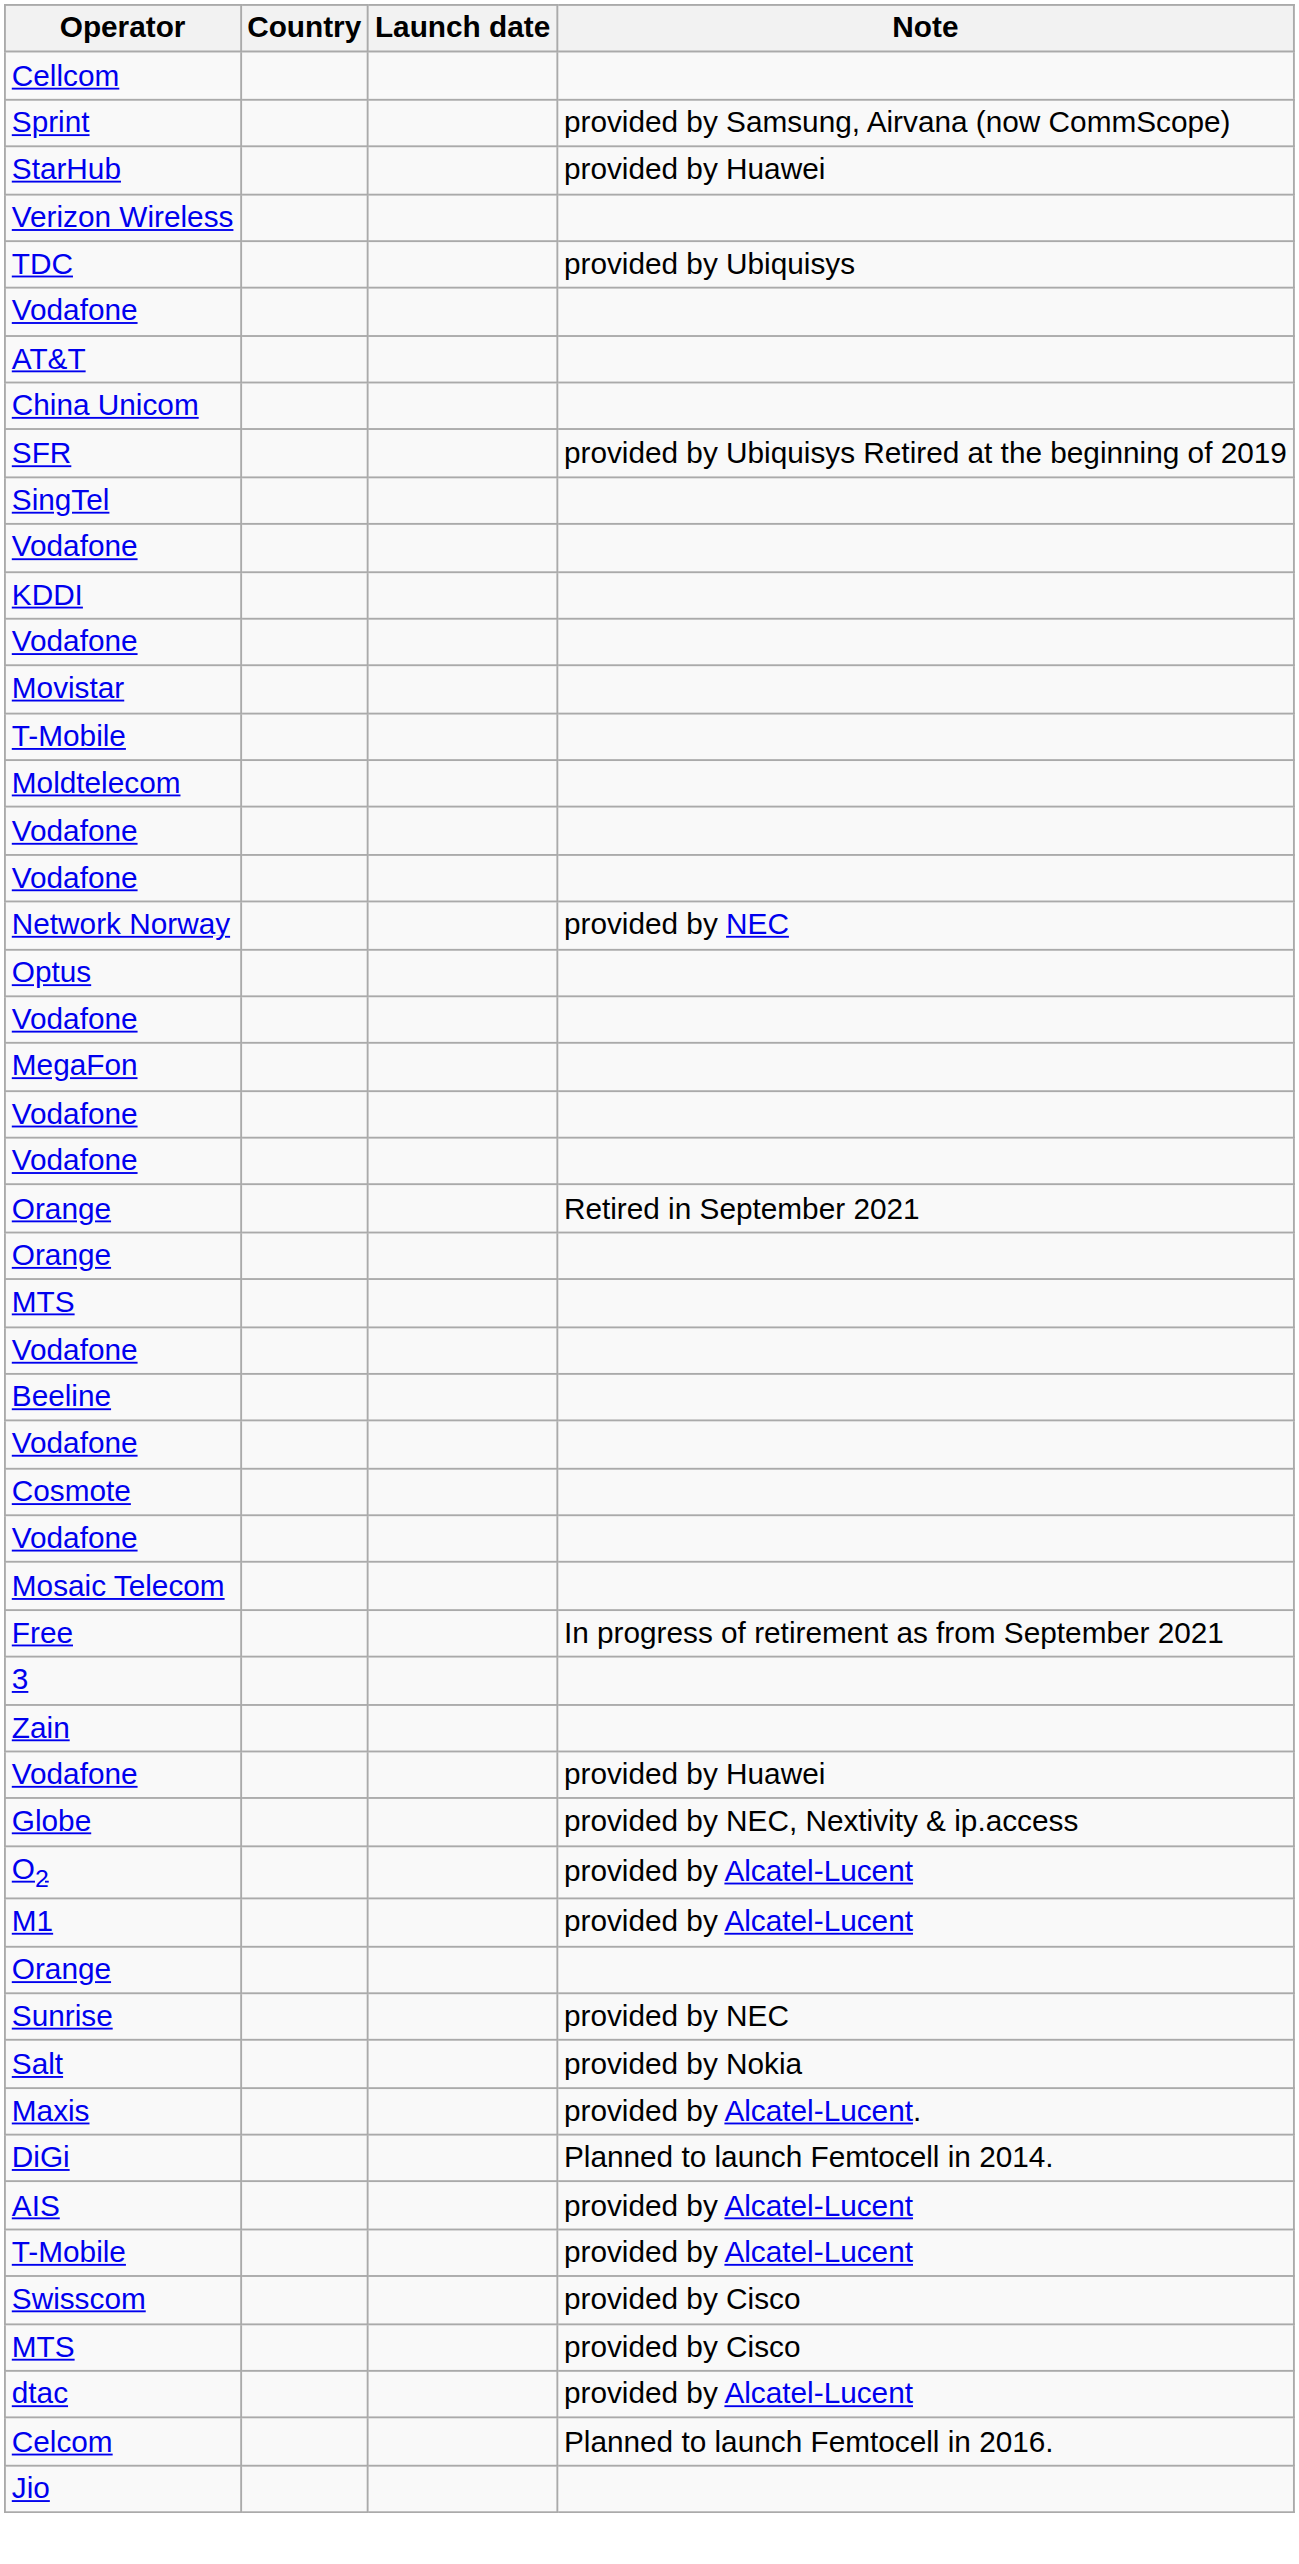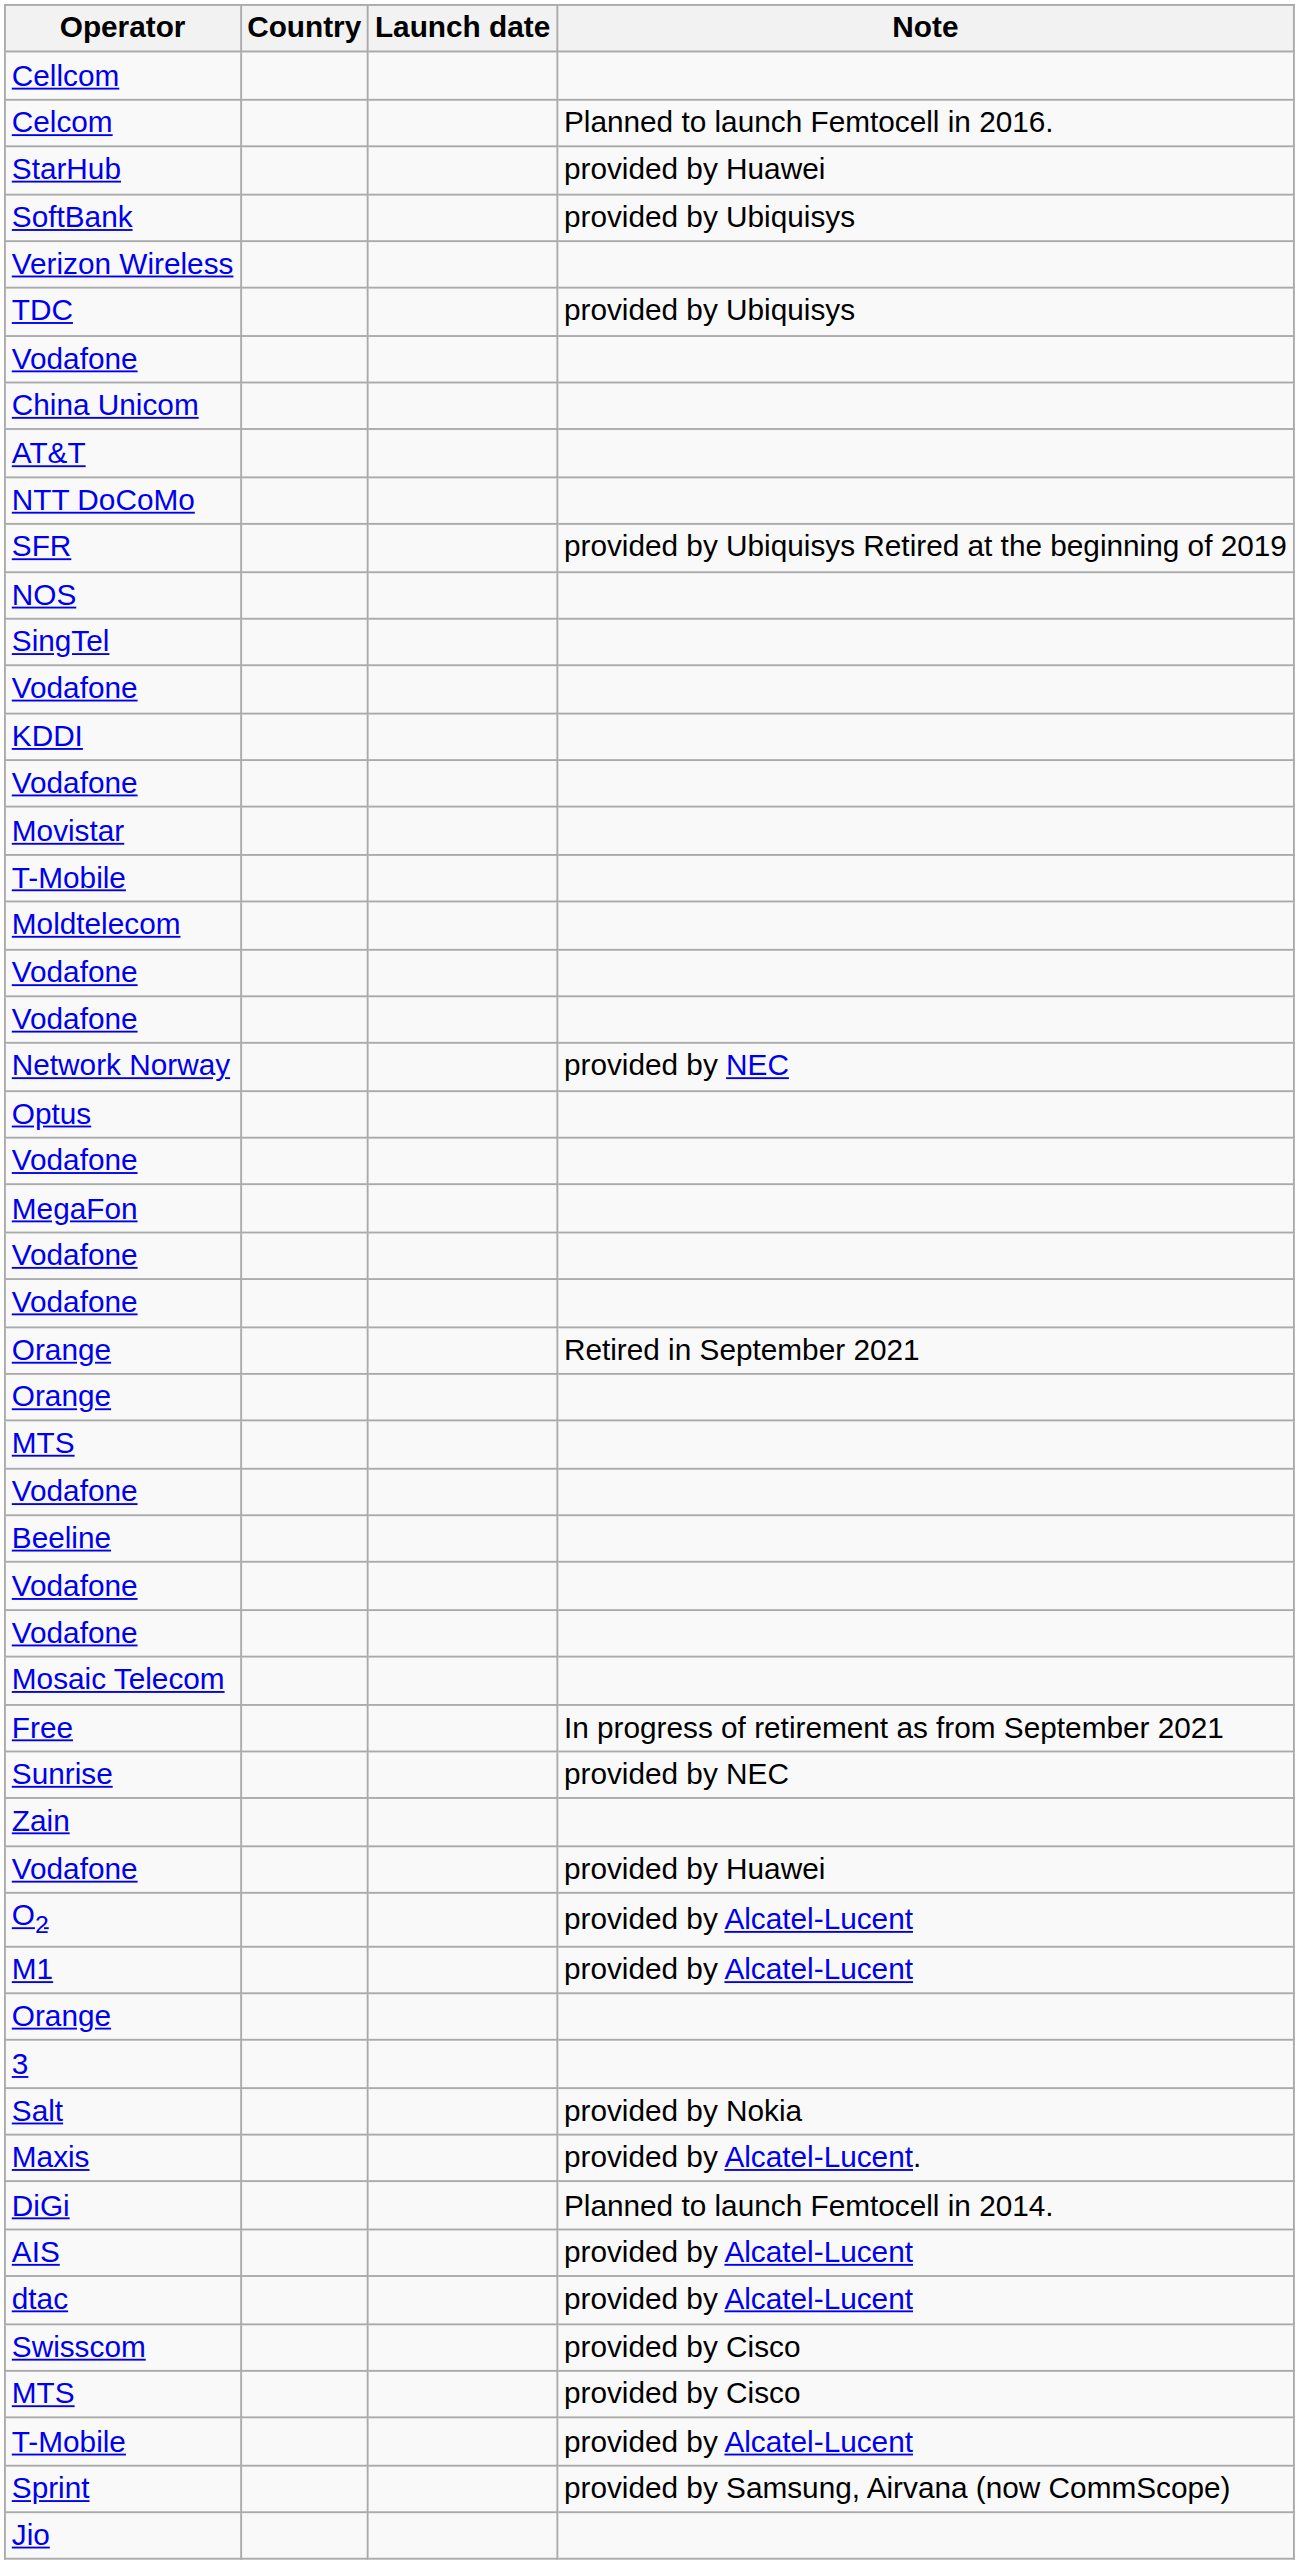rows swapped: (51, 122) <-> (62, 2441)
+ row: (72, 216)
rows swapped: (49, 358) <-> (105, 405)
+ row: (103, 500)
+ row: (44, 594)
- row: (71, 1491)
rows swapped: (20, 1680) <-> (62, 2016)
- row: (52, 1821)
rows swapped: (40, 2393) <-> (69, 2252)
